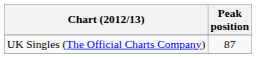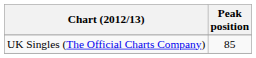(230, 44) 87 -> (230, 44) 85
